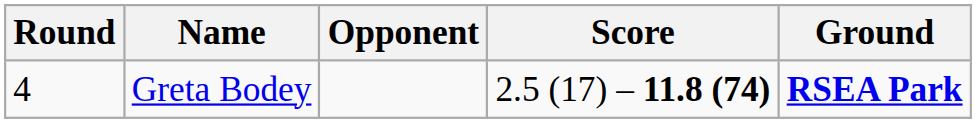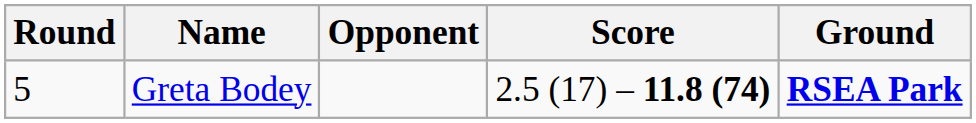(22, 88) 4 -> (22, 88) 5
